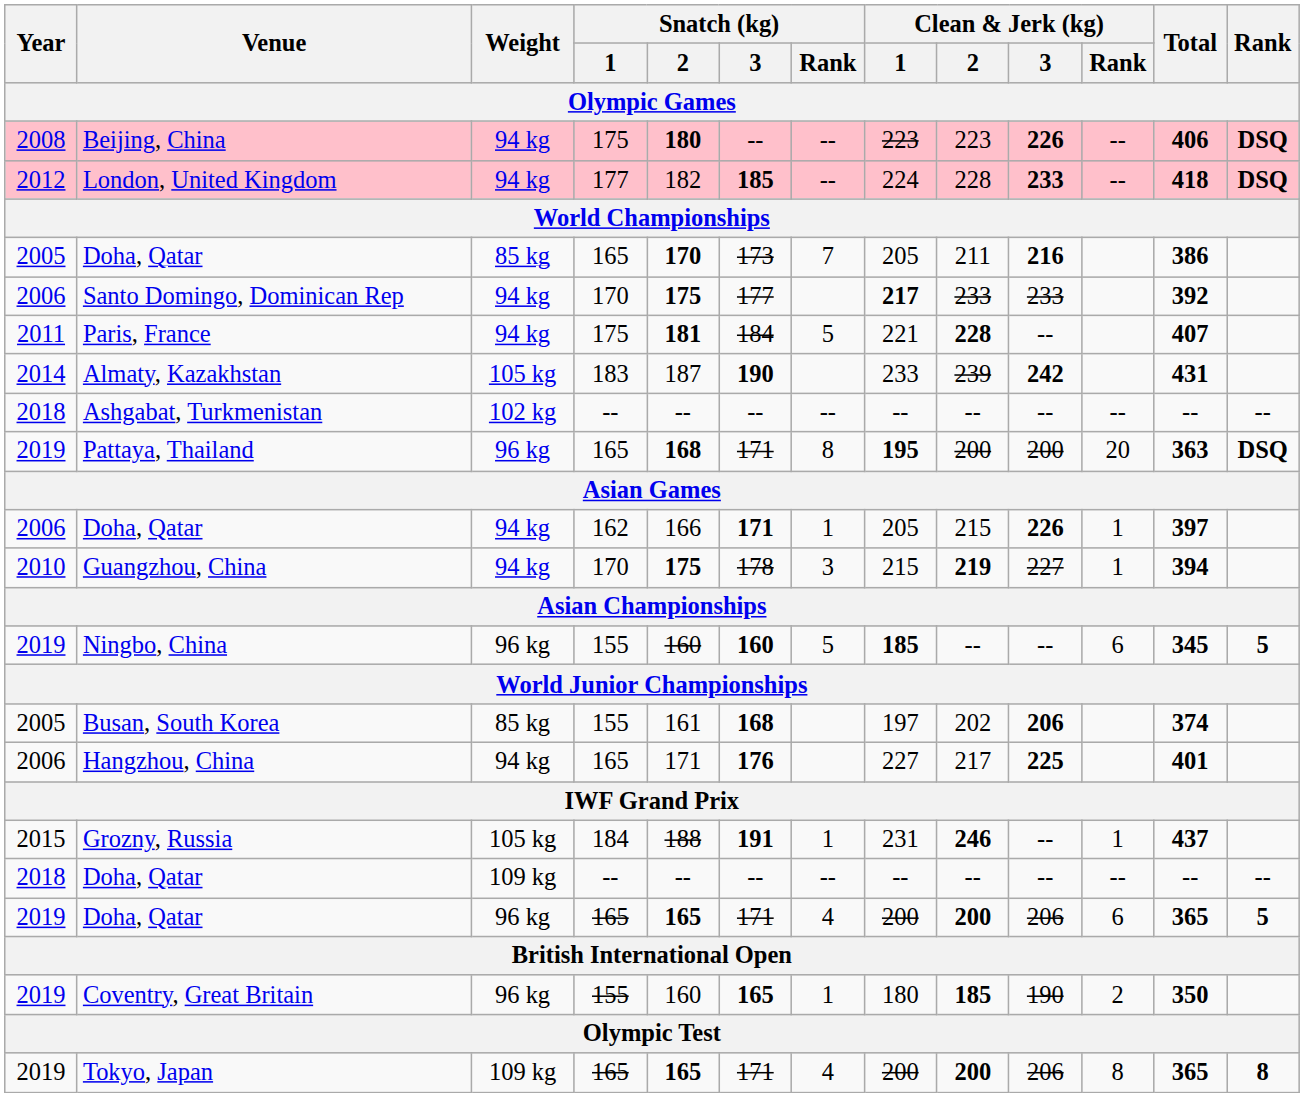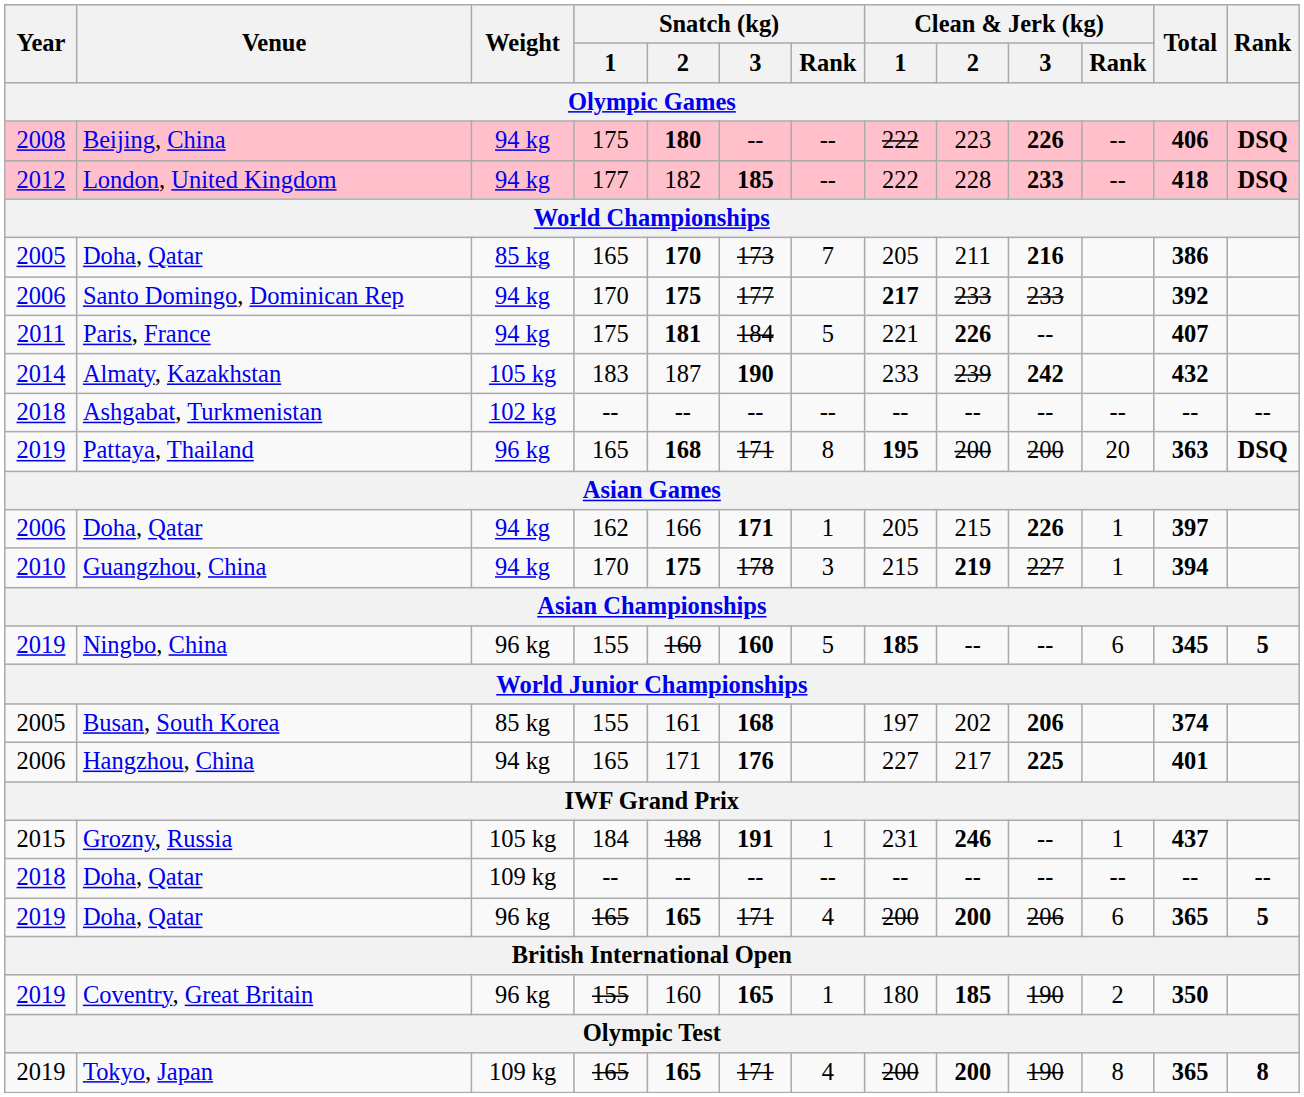(900, 140) 223 -> (900, 140) 222
(900, 179) 224 -> (900, 179) 222
(973, 334) 228 -> (973, 334) 226
(1190, 373) 431 -> (1190, 373) 432
(1045, 1072) 206 -> (1045, 1072) 190
